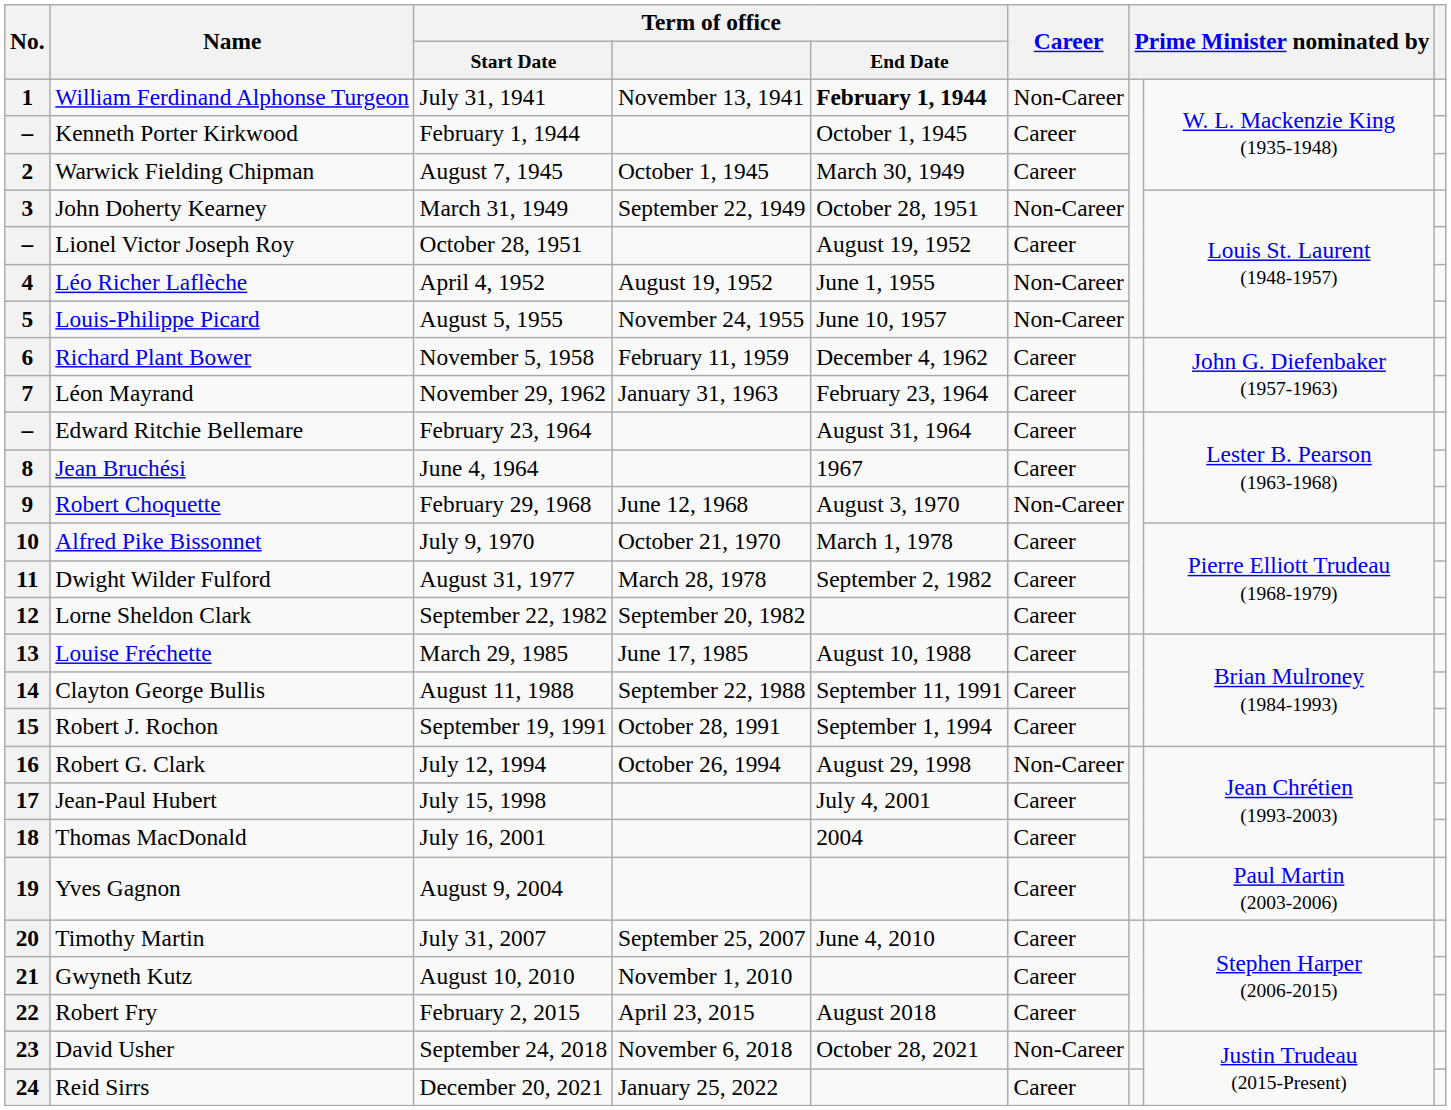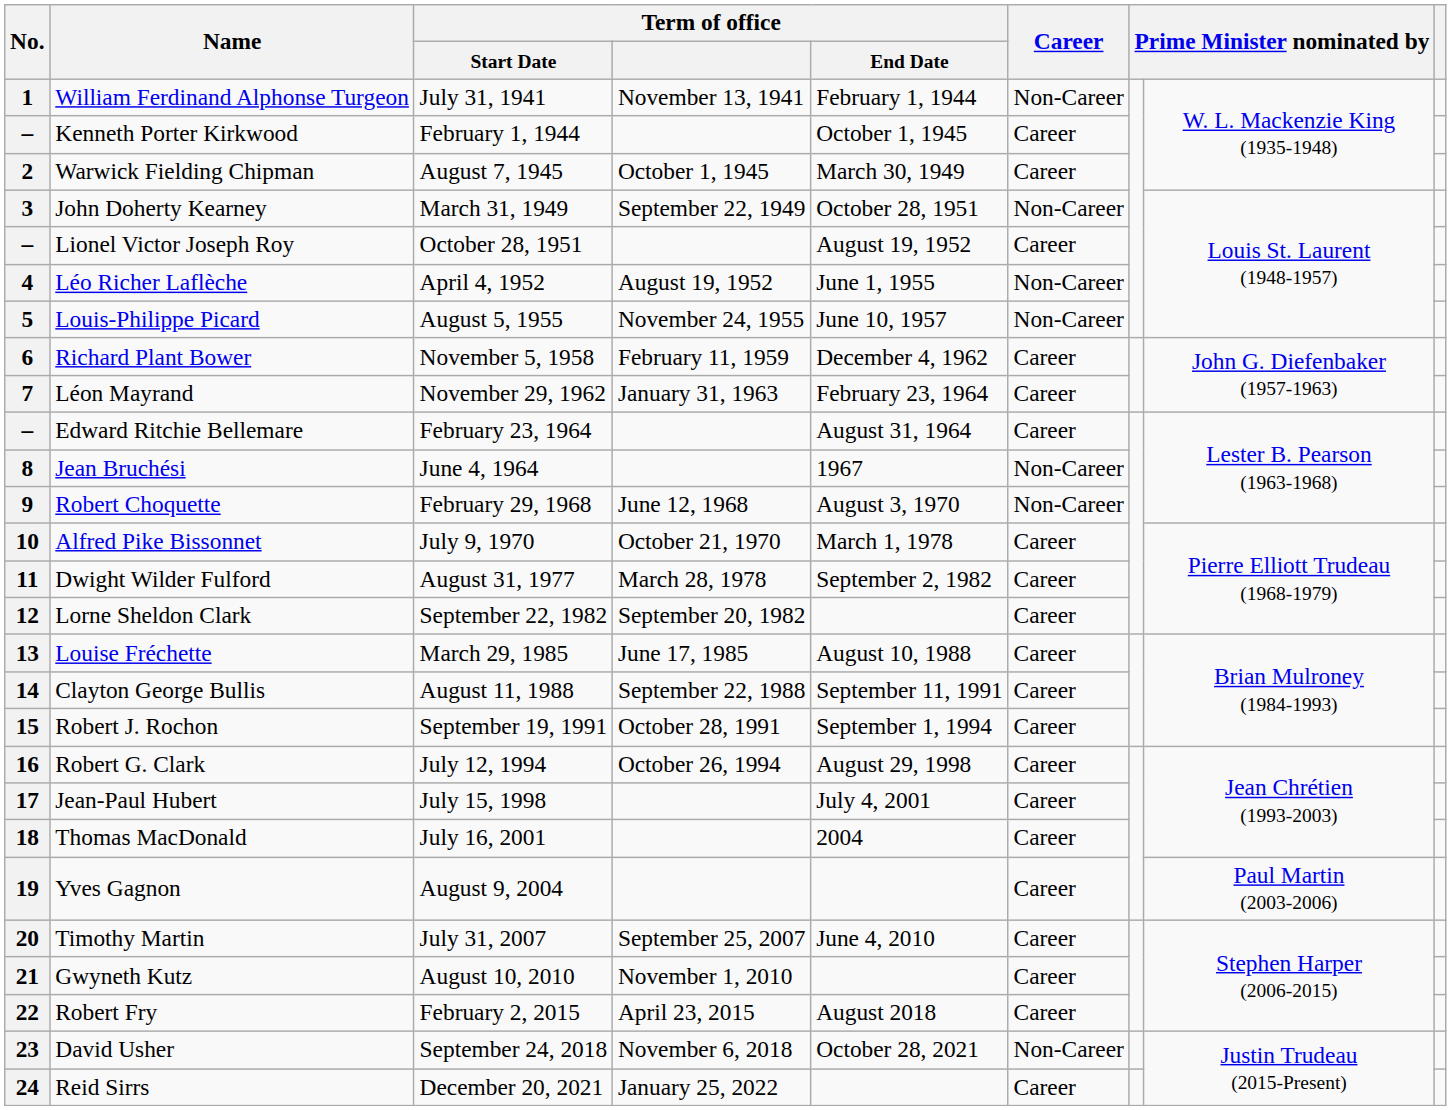(901, 97) bold -> (896, 97) normal
(1045, 467) Career -> (1069, 467) Non-Career
(1069, 763) Non-Career -> (1045, 763) Career
